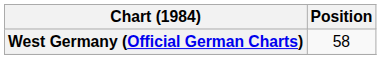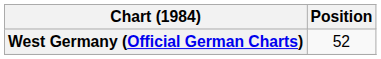(341, 41) 58 -> (341, 41) 52
